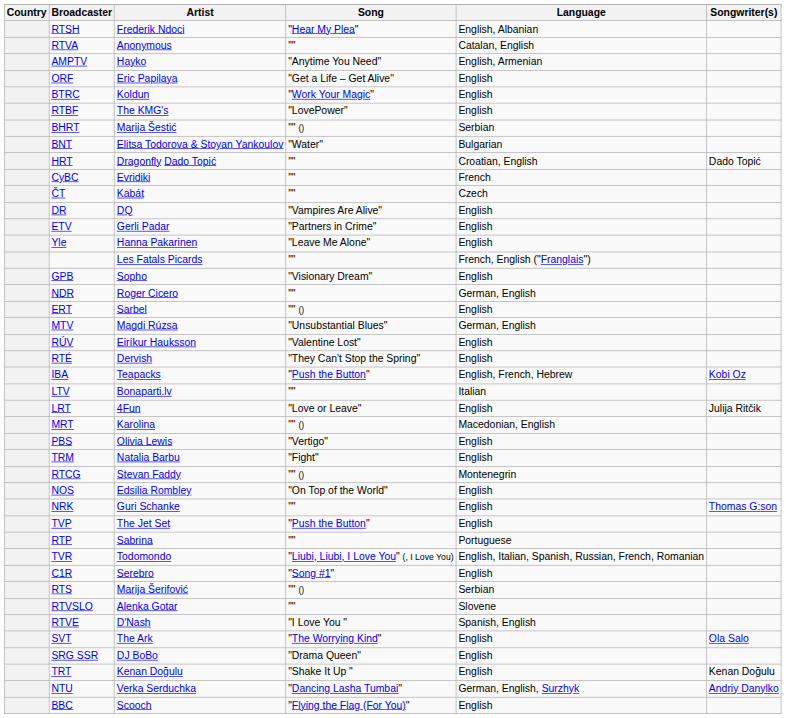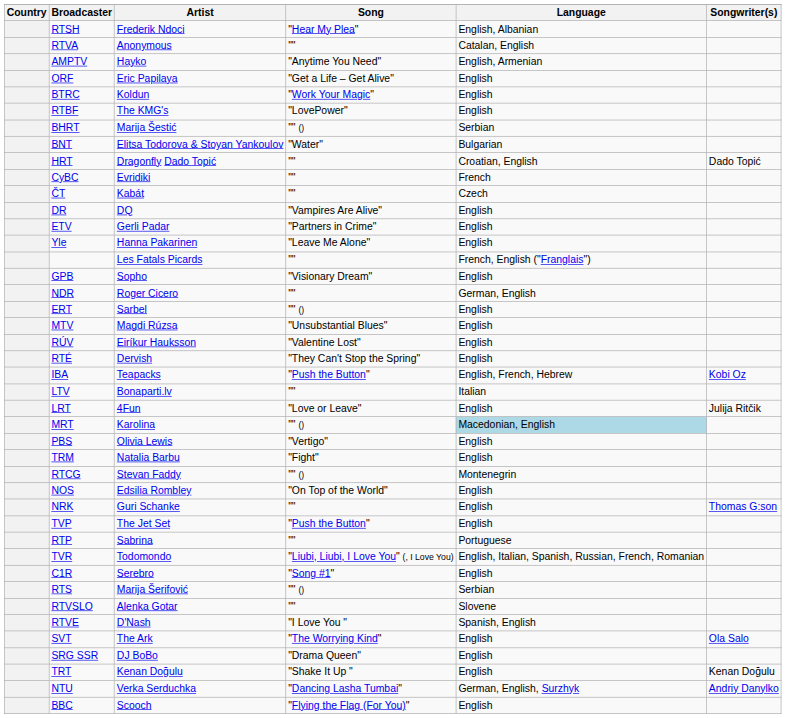(497, 326) German, English -> (475, 326) English
(507, 425) no background -> (507, 425) lightblue background
